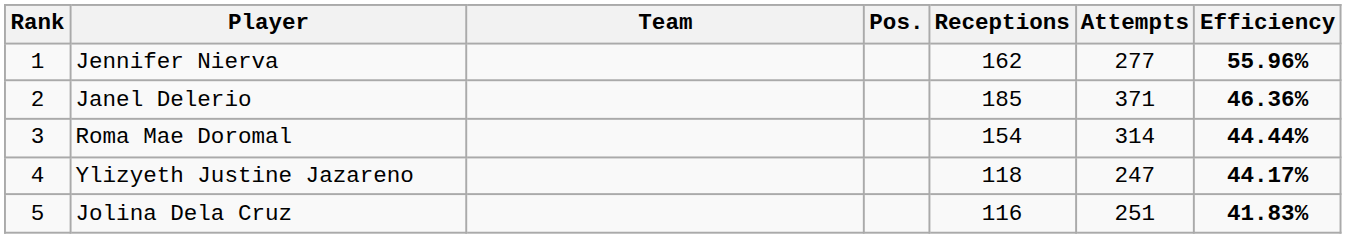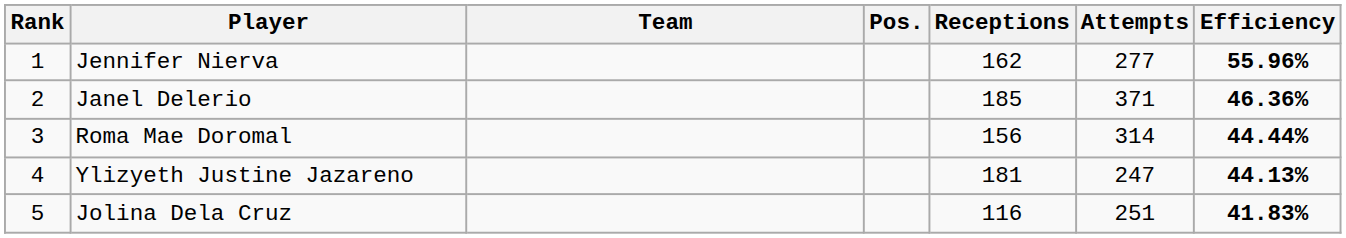(1002, 137) 154 -> (1002, 137) 156
(1002, 175) 118 -> (1002, 175) 181
(1268, 175) 44.17% -> (1268, 175) 44.13%
